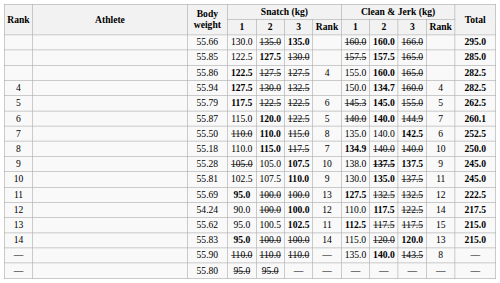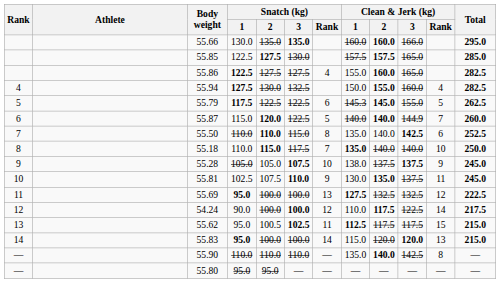(384, 88) 134.7 -> (384, 88) 155.0
(475, 118) 260.1 -> (475, 118) 260.0
(355, 149) 134.9 -> (355, 149) 135.0
(384, 164) bold -> (384, 164) normal
(412, 255) 143.5 -> (412, 255) 142.5
